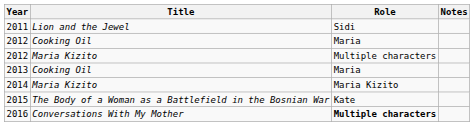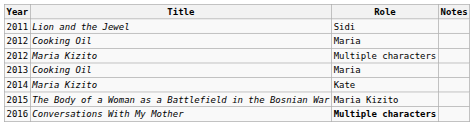(366, 85) Maria Kizito -> (344, 85) Kate
(344, 99) Kate -> (366, 99) Maria Kizito
